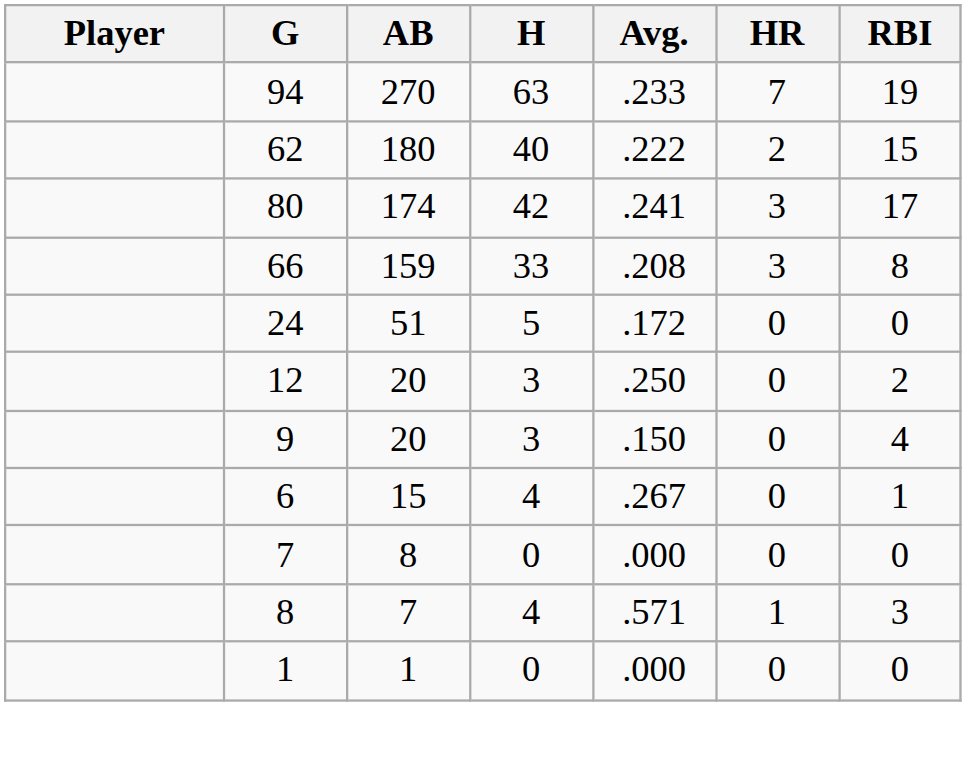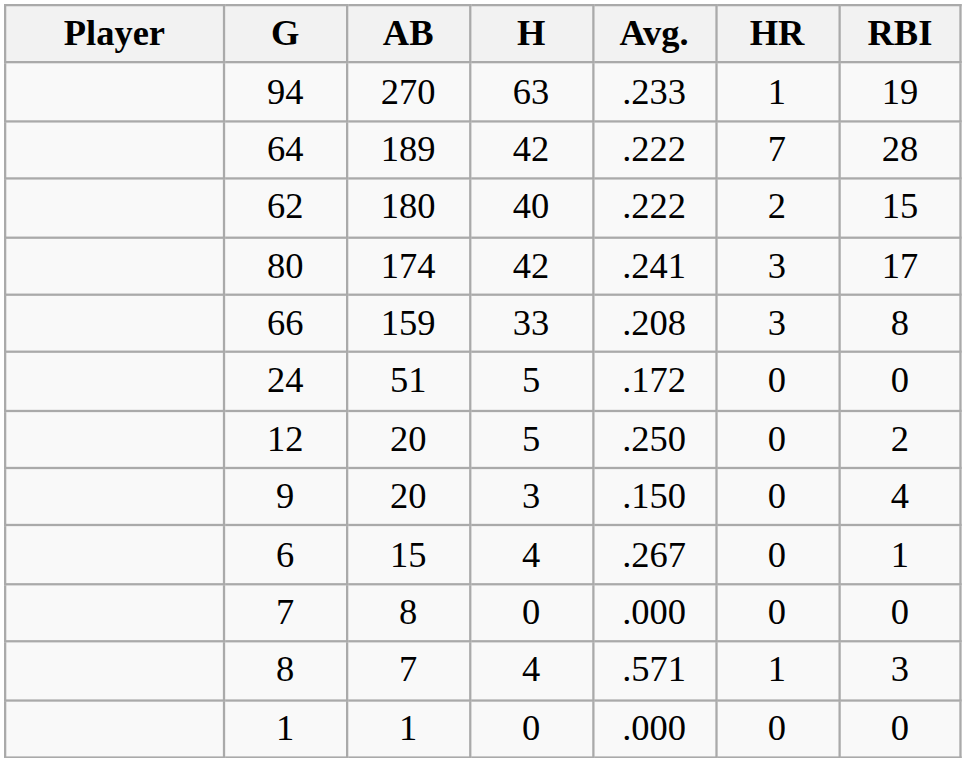(777, 91) 7 -> (777, 91) 1
+ row: (285, 149)
(531, 380) 3 -> (531, 438) 5
